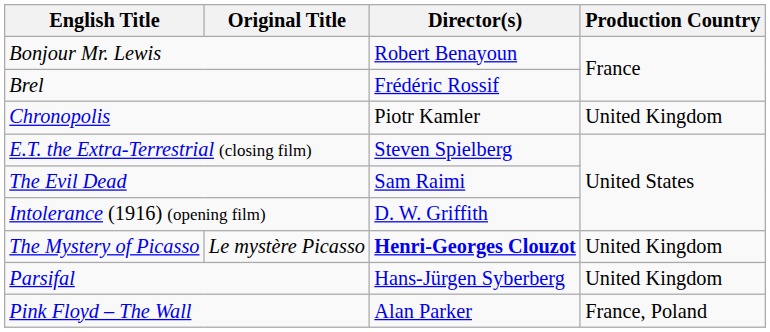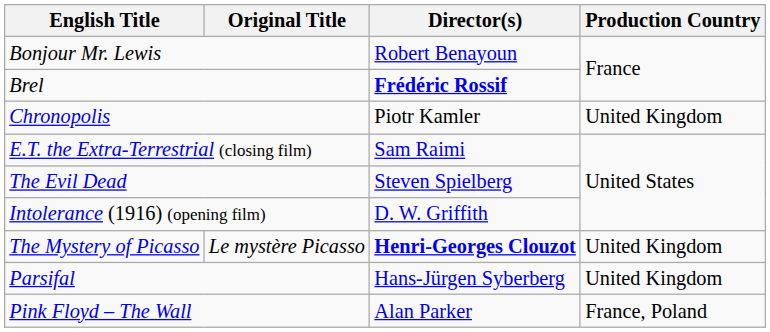(437, 85) normal -> (441, 85) bold
(443, 149) Steven Spielberg -> (420, 149) Sam Raimi
(420, 181) Sam Raimi -> (443, 181) Steven Spielberg
